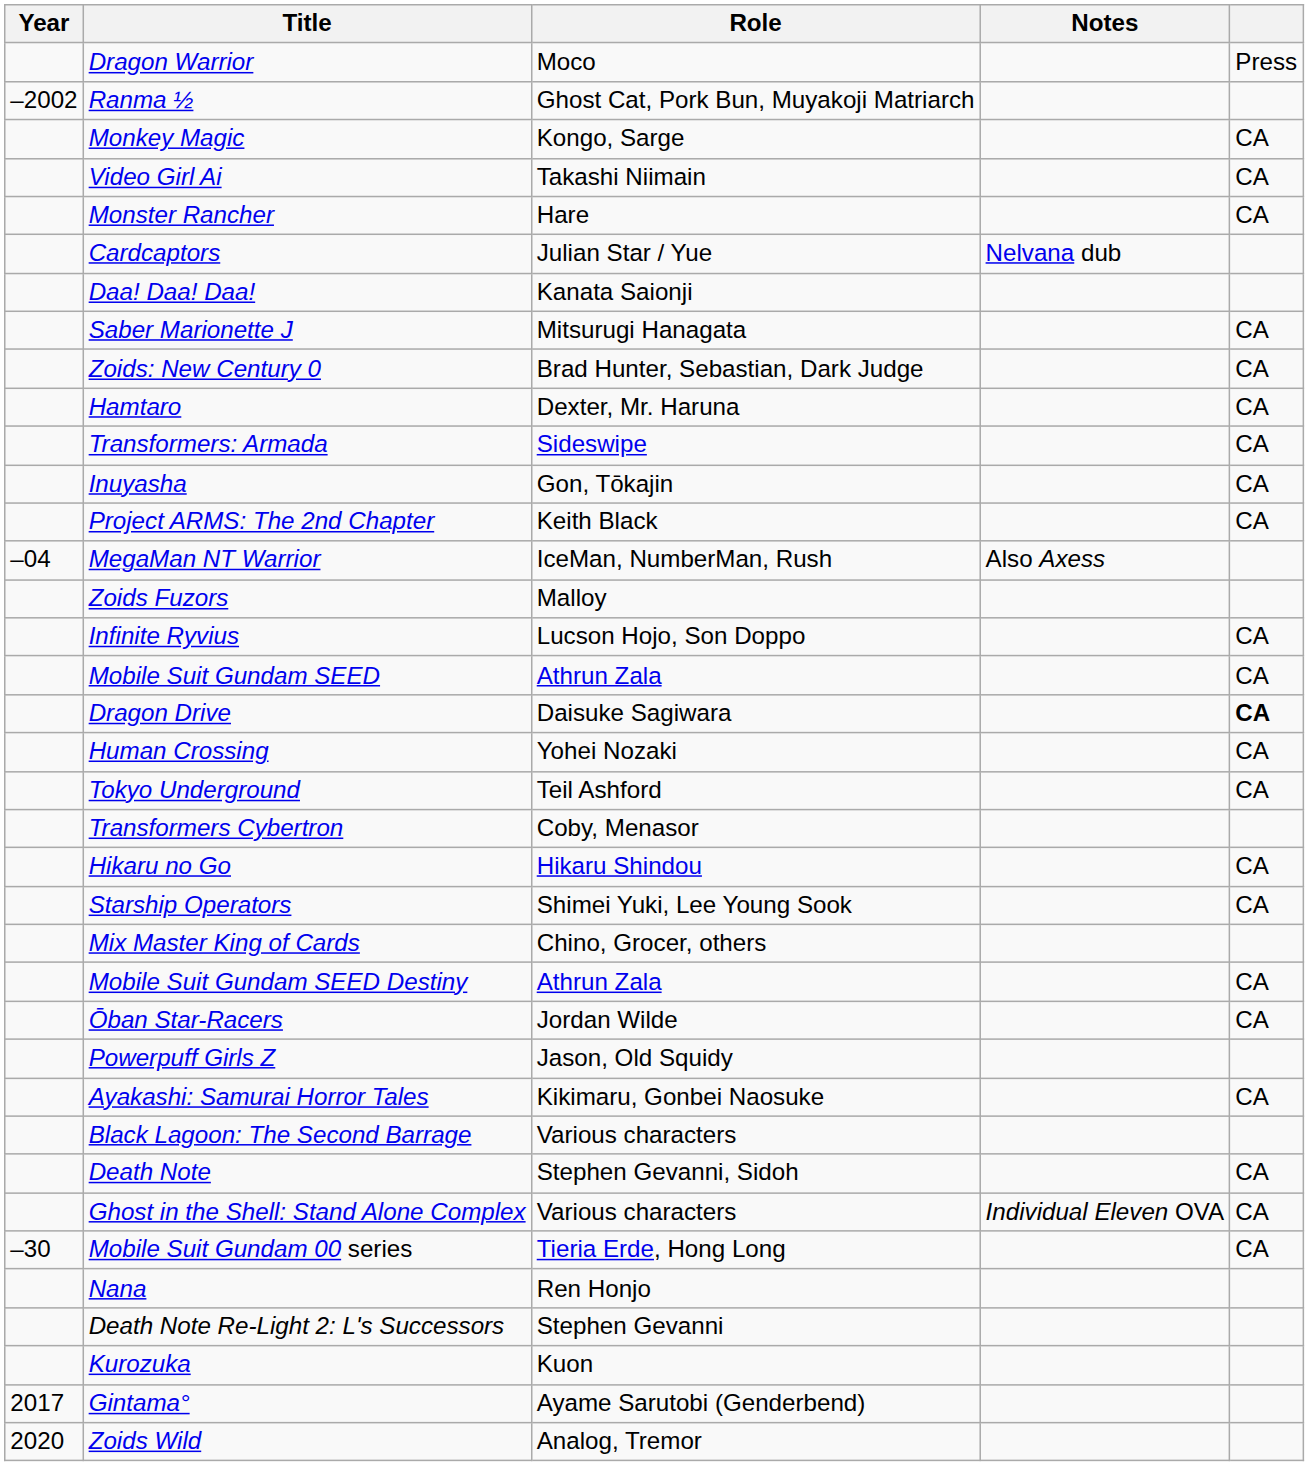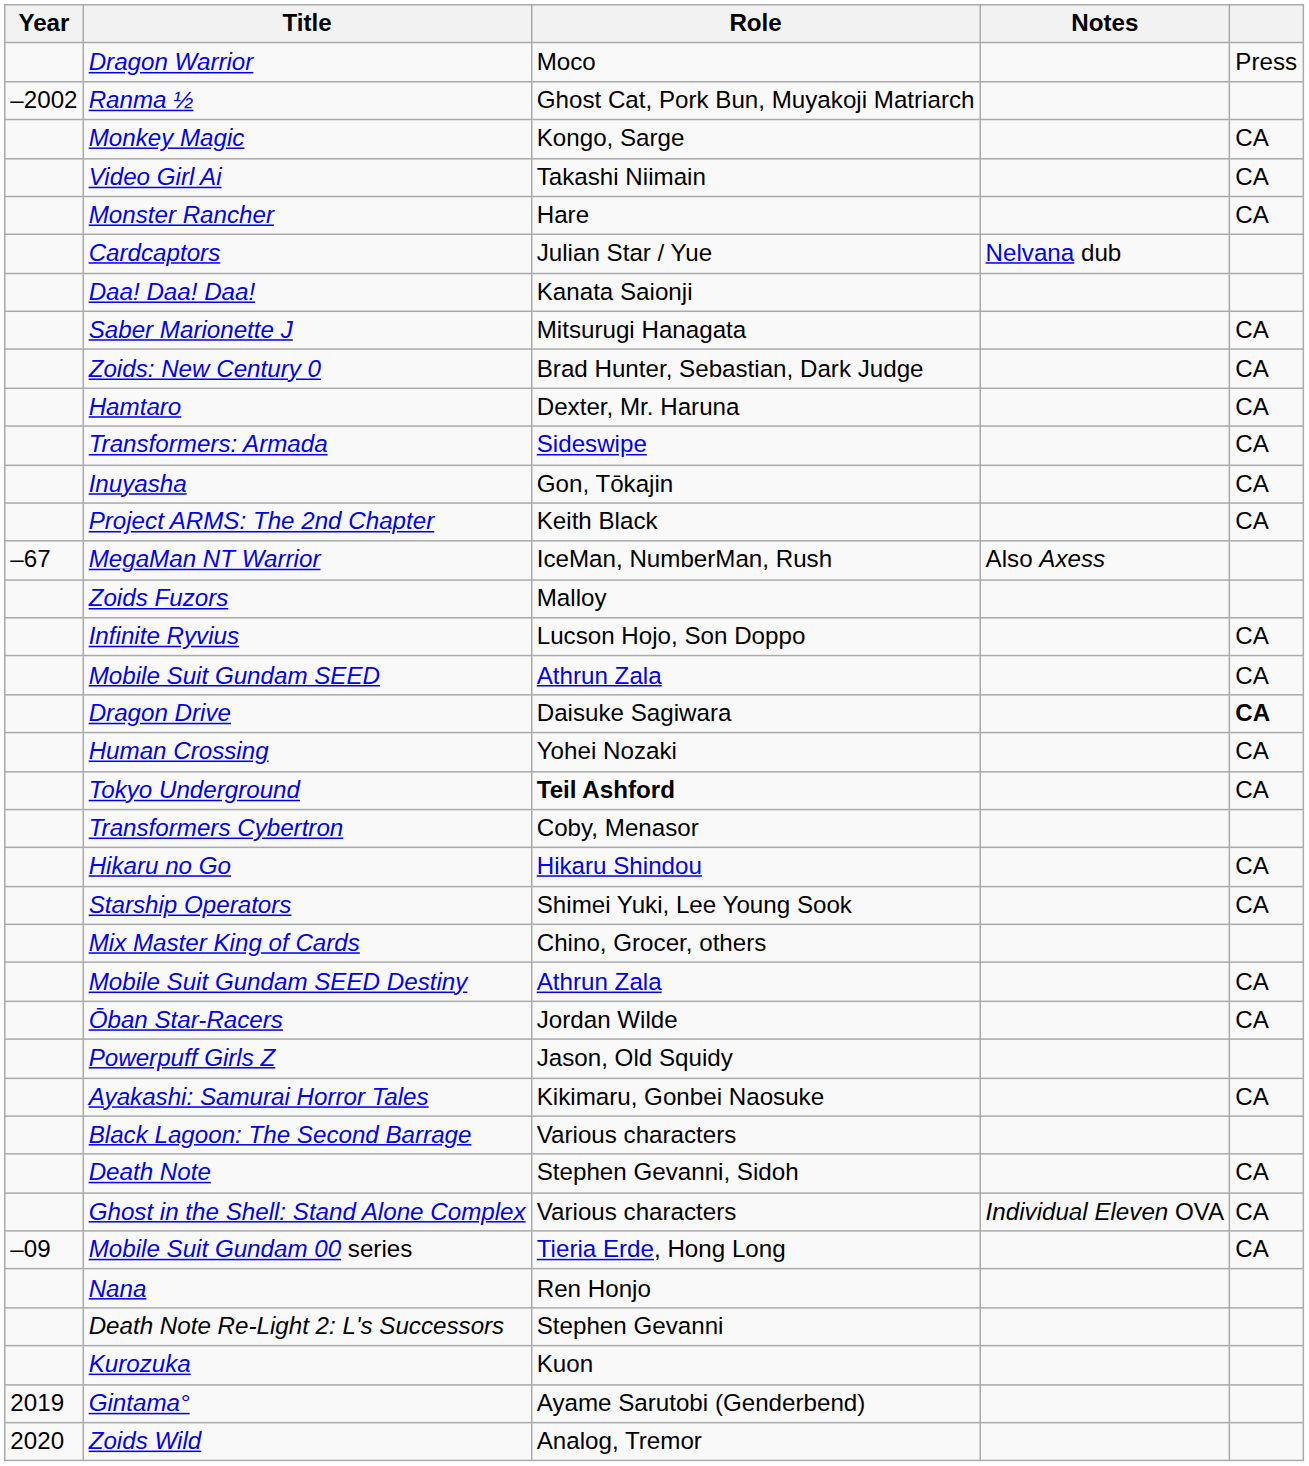(30, 560) –04 -> (30, 560) –67
(599, 789) normal -> (606, 789) bold
(30, 1249) –30 -> (30, 1249) –09
(37, 1403) 2017 -> (37, 1403) 2019
